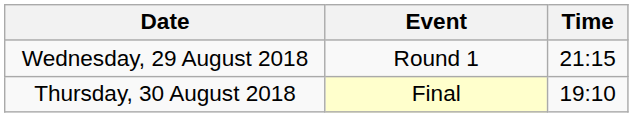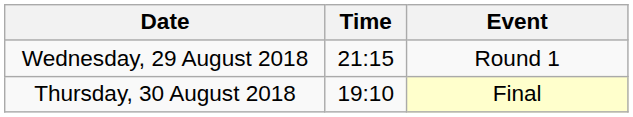columns swapped: (588, 22) <-> (436, 22)
